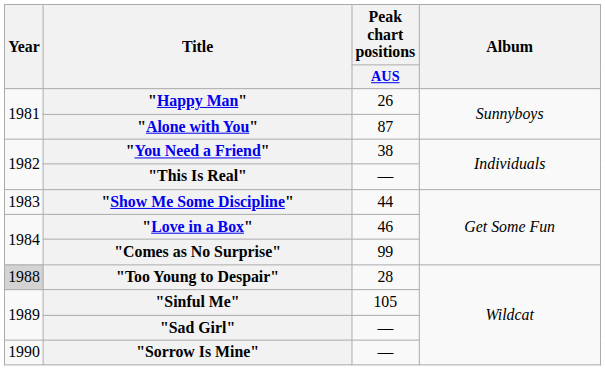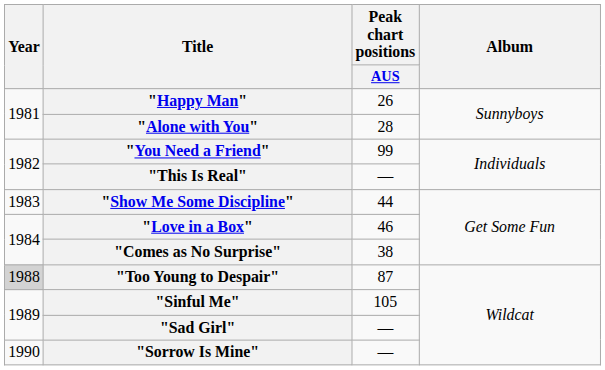(385, 126) 87 -> (385, 126) 28
(385, 151) 38 -> (385, 151) 99
(385, 252) 99 -> (385, 252) 38
(385, 277) 28 -> (385, 277) 87
